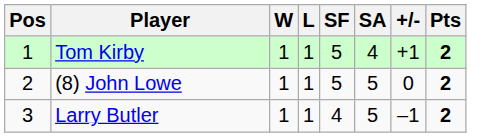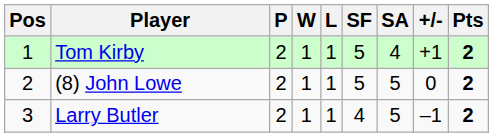+ column: (281, 20)
